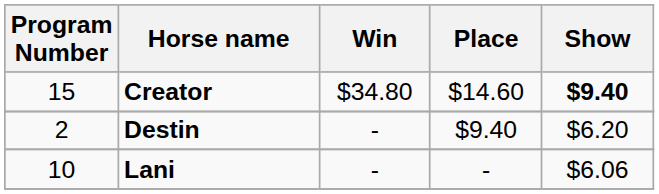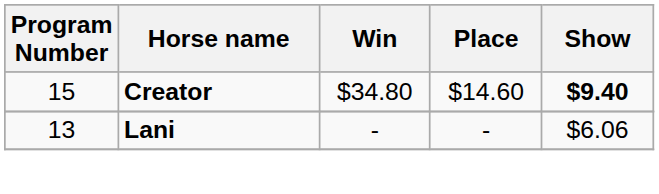- row: (162, 131)
(62, 170) 10 -> (62, 131) 13
